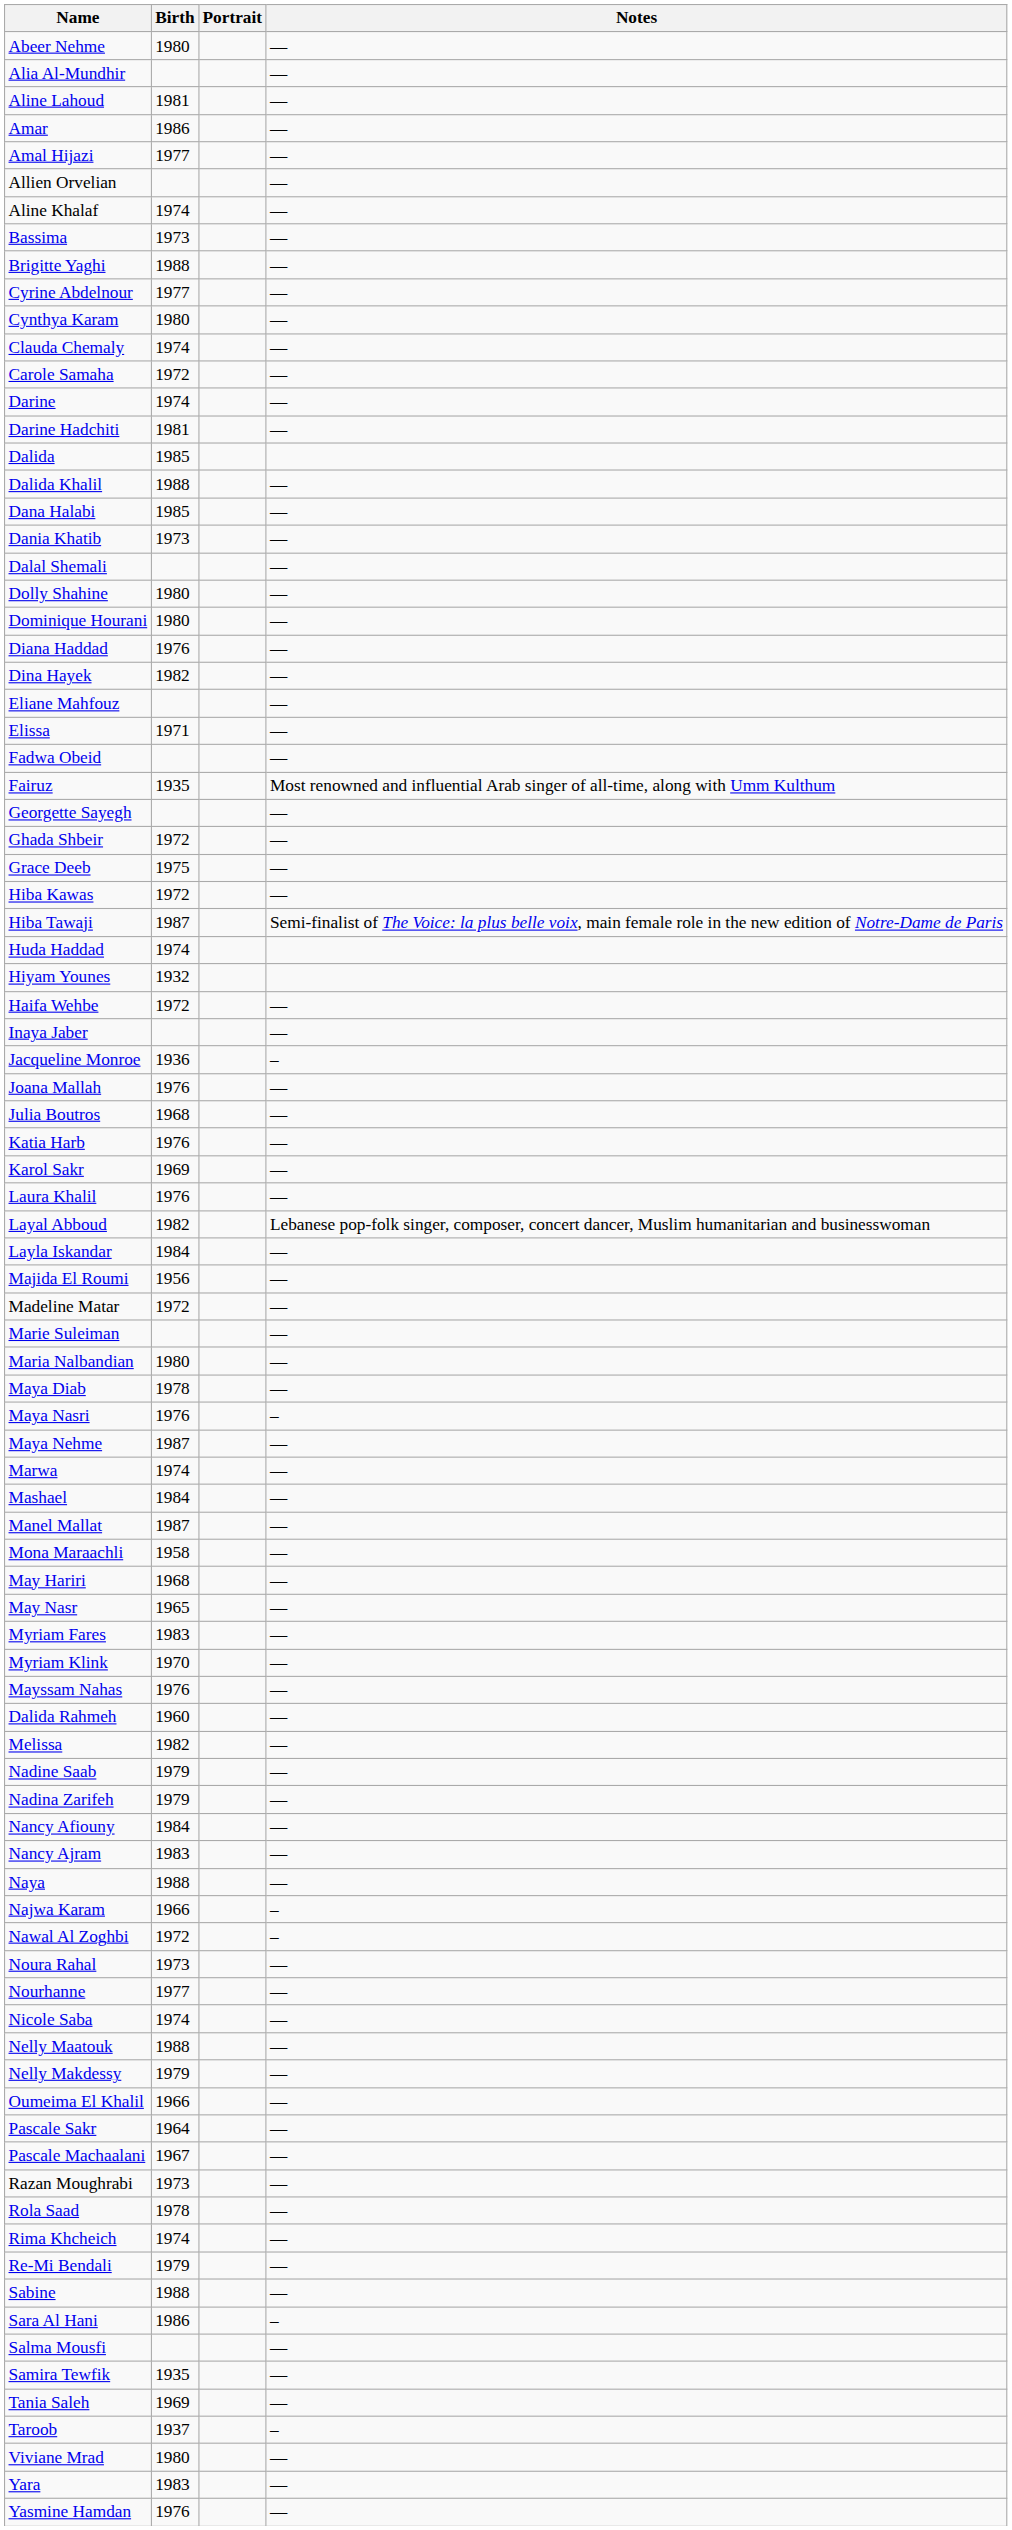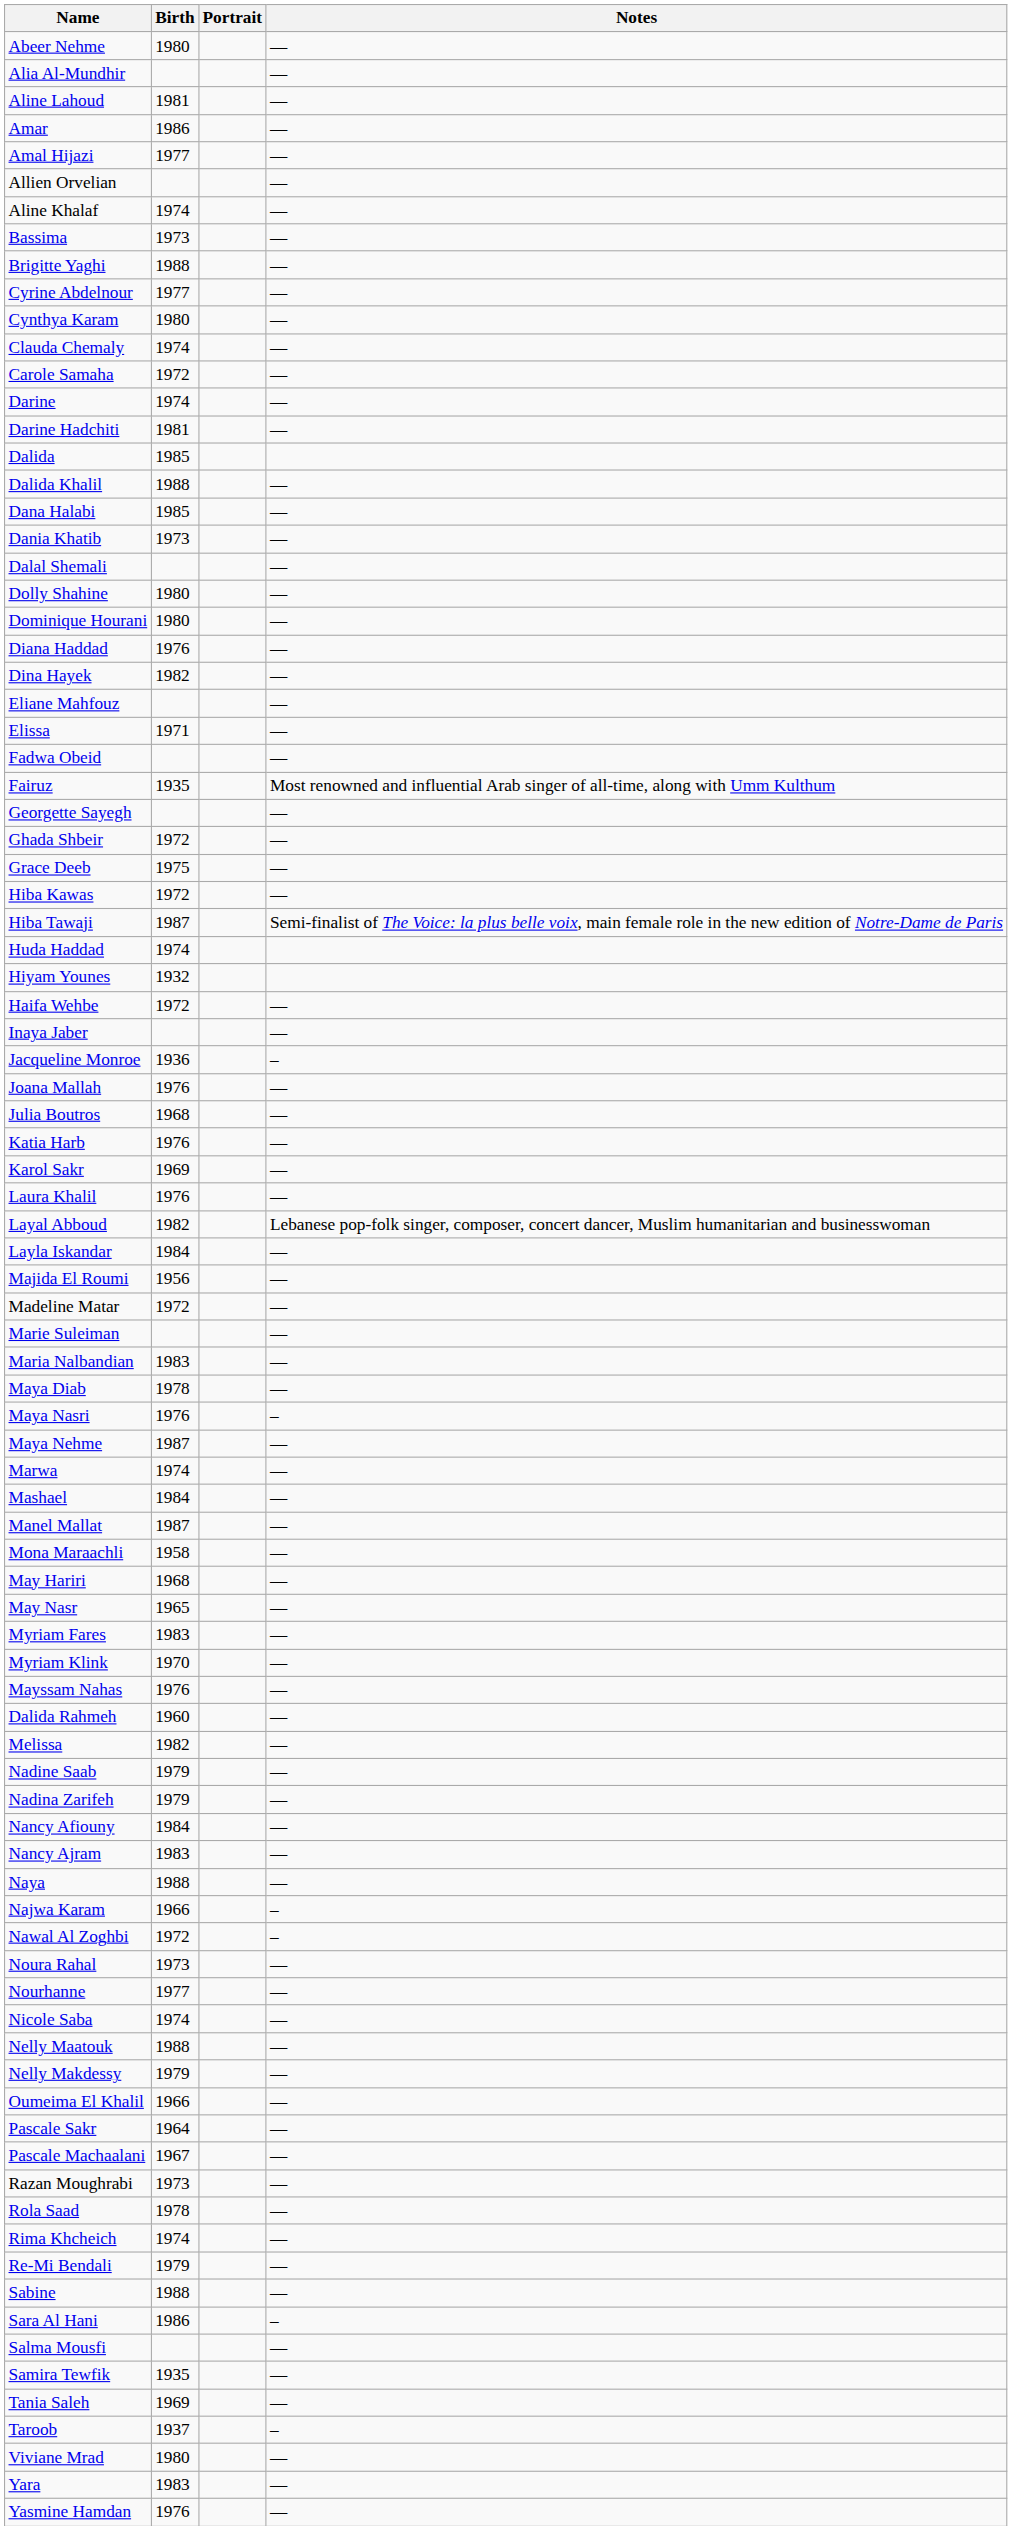(172, 1361) 1980 -> (172, 1361) 1983
